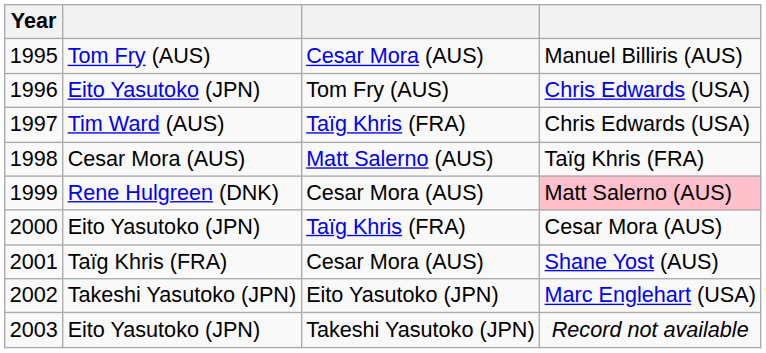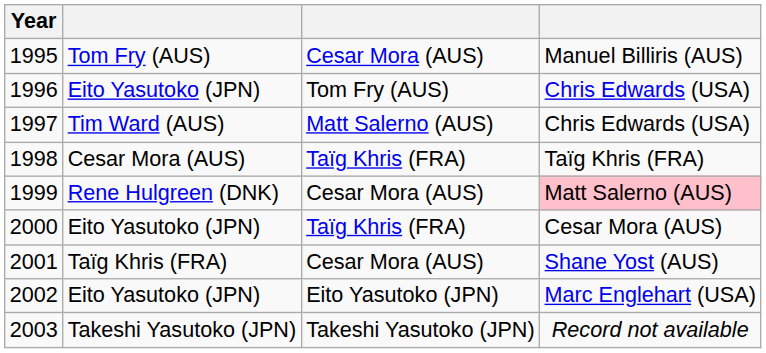(386, 124) Taïg Khris (FRA) -> (400, 124) Matt Salerno (AUS)
(400, 158) Matt Salerno (AUS) -> (386, 158) Taïg Khris (FRA)
(182, 295) Takeshi Yasutoko (JPN) -> (164, 295) Eito Yasutoko (JPN)
(164, 329) Eito Yasutoko (JPN) -> (182, 329) Takeshi Yasutoko (JPN)
